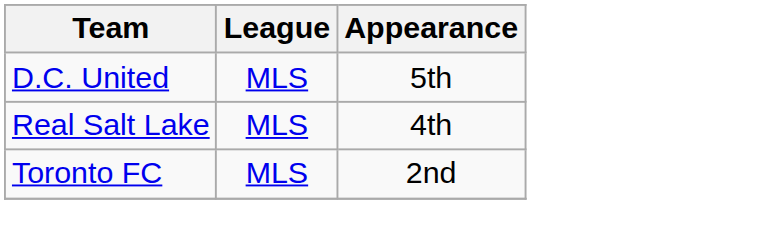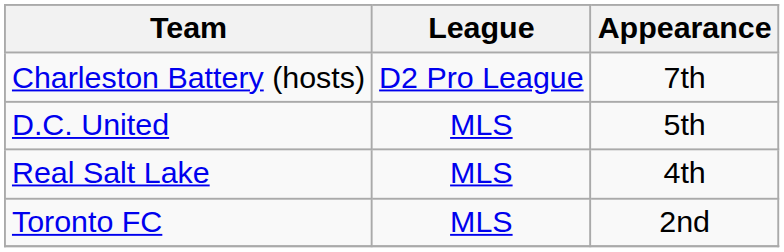+ row: (189, 76)
